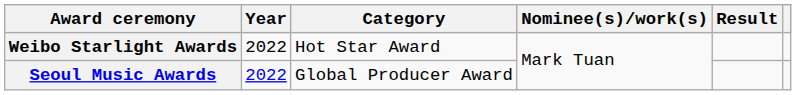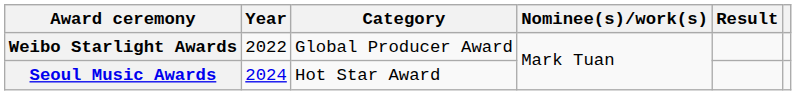(368, 47) Hot Star Award -> (404, 47) Global Producer Award
(266, 75) 2022 -> (266, 75) 2024
(404, 75) Global Producer Award -> (368, 75) Hot Star Award
